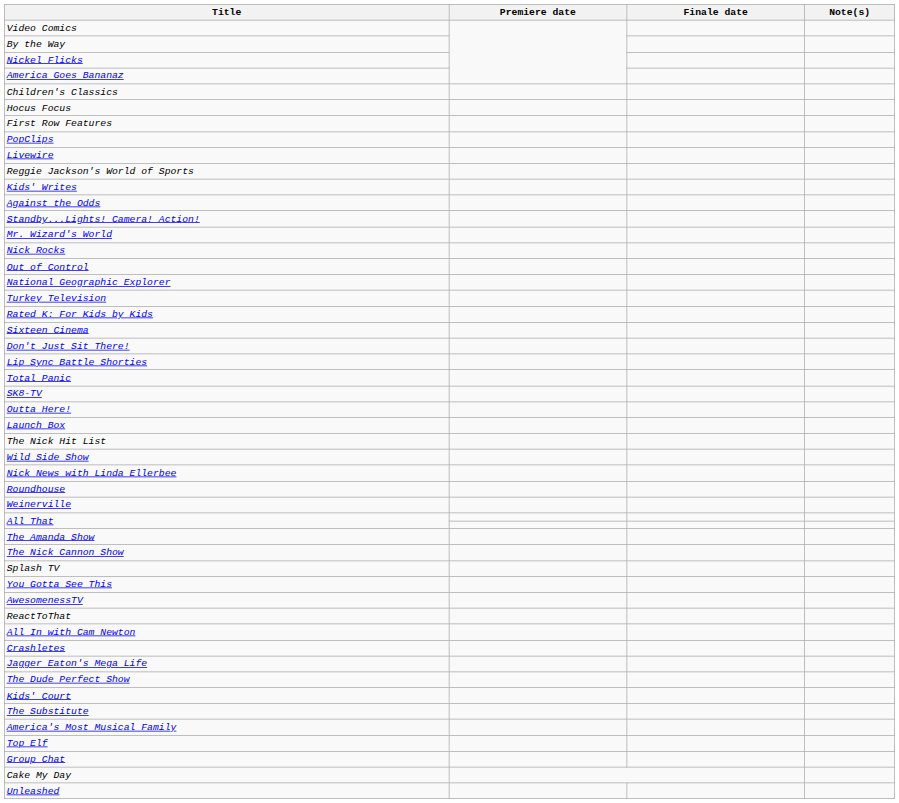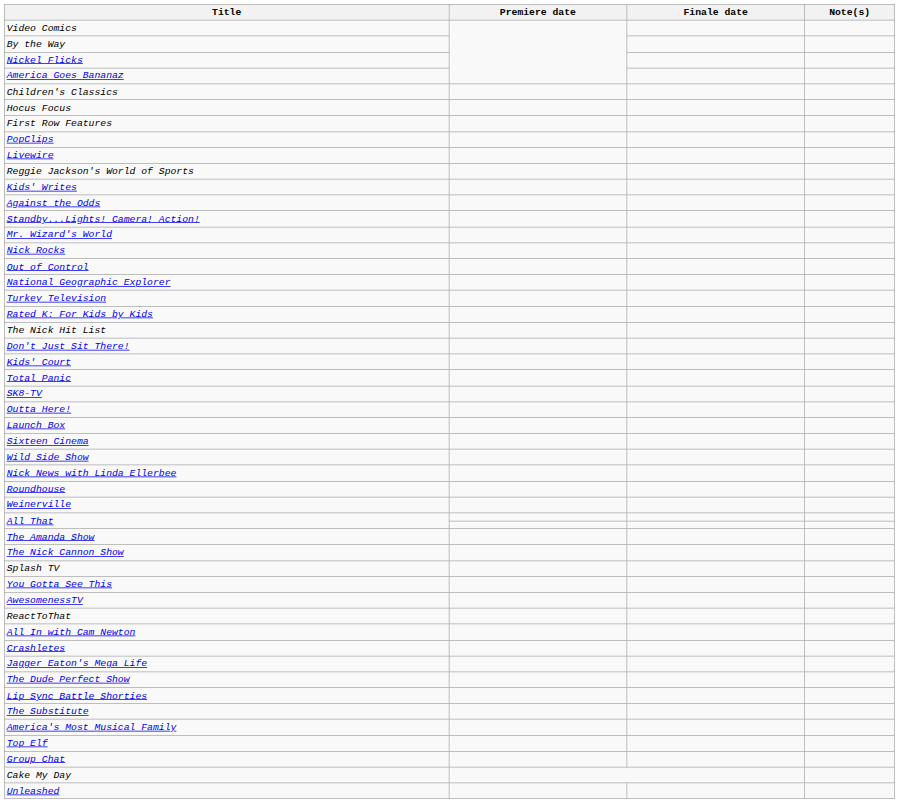rows swapped: (48, 330) <-> (56, 441)
rows swapped: (39, 696) <-> (77, 362)
